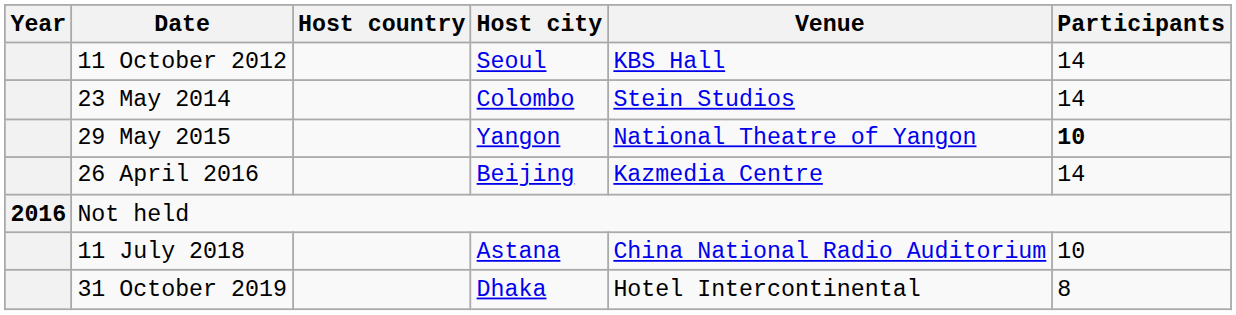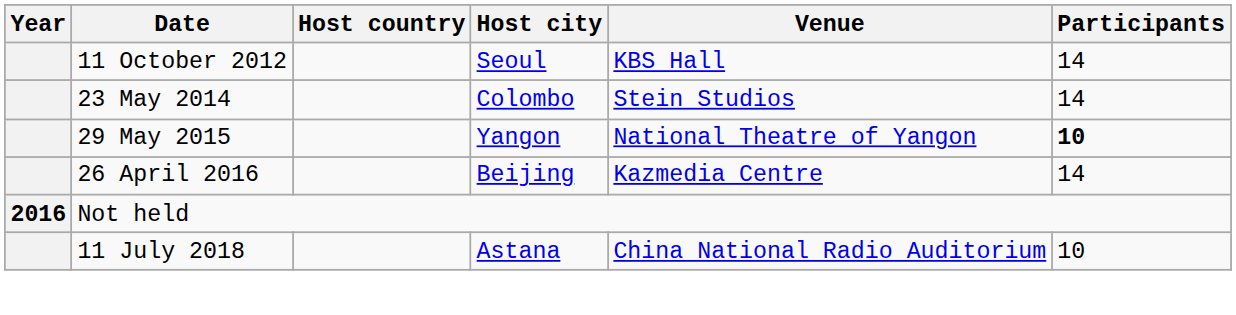- row: (182, 289)
